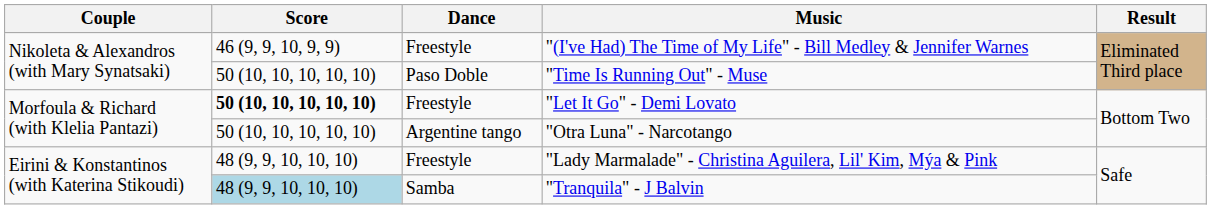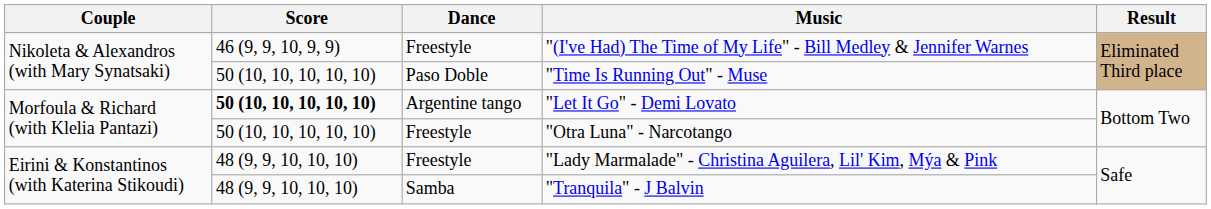(439, 103) Freestyle -> (464, 103) Argentine tango
(464, 132) Argentine tango -> (439, 132) Freestyle
(287, 189) lightblue background -> (287, 189) no background
